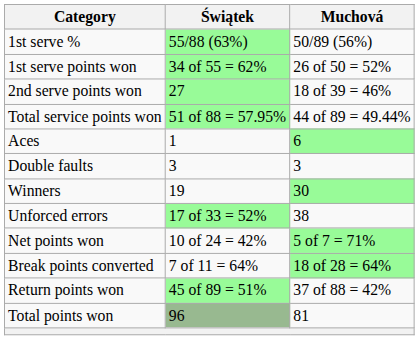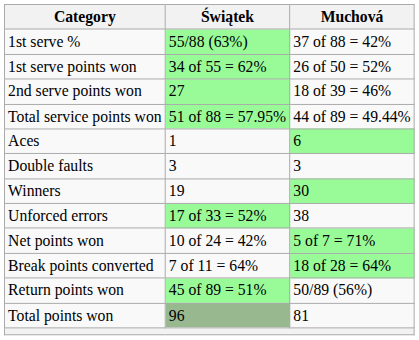(333, 41) 50/89 (56%) -> (342, 41) 37 of 88 = 42%
(342, 290) 37 of 88 = 42% -> (333, 290) 50/89 (56%)
